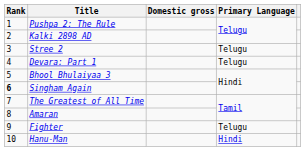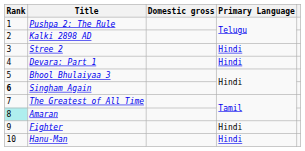(233, 50) Telugu -> (230, 50) Hindi
(233, 62) Telugu -> (230, 62) Hindi
(9, 114) no background -> (9, 114) paleturquoise background
(233, 127) Telugu -> (230, 127) Hindi
